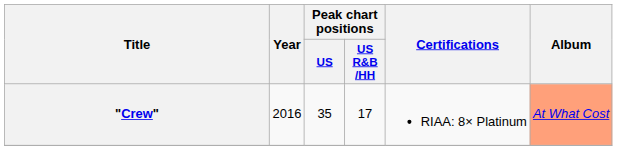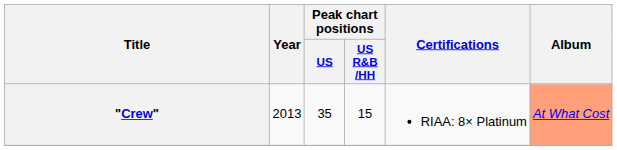(287, 114) 2016 -> (287, 114) 2013
(365, 114) 17 -> (365, 114) 15
